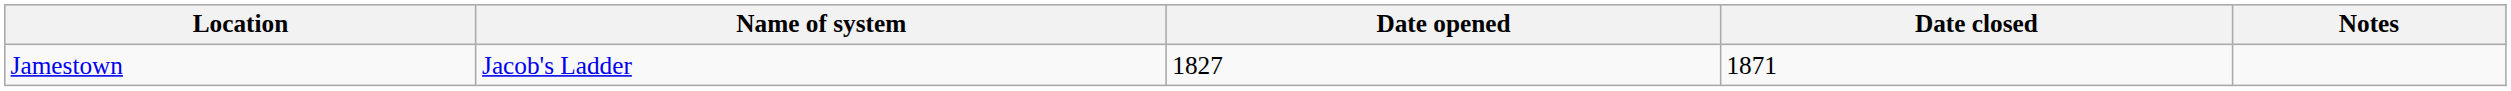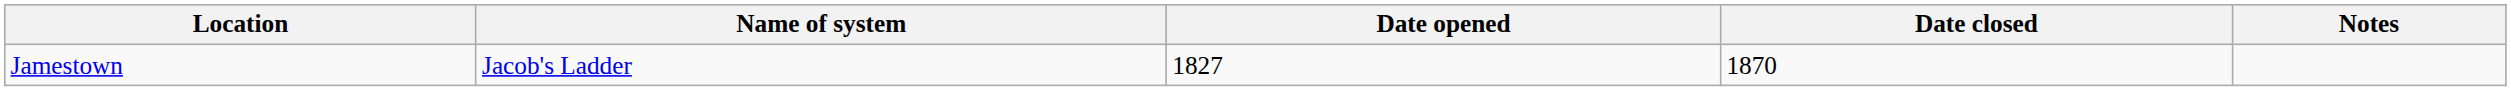(1752, 64) 1871 -> (1752, 64) 1870
